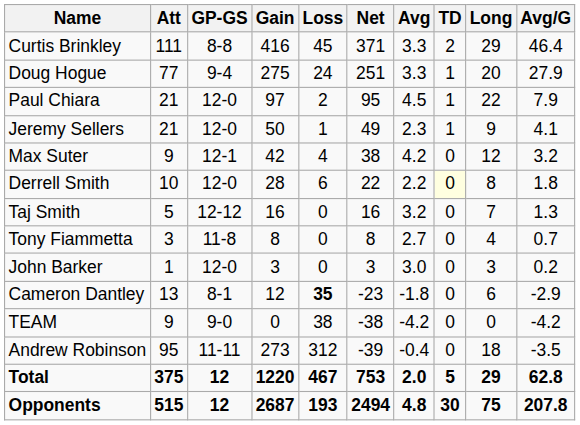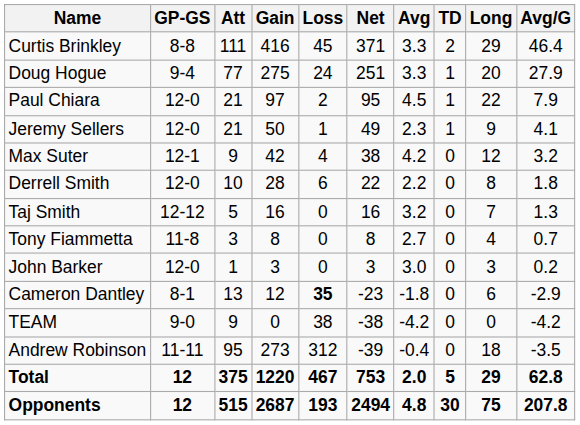columns swapped: (220, 18) <-> (169, 18)
(450, 184) lightyellow background -> (450, 184) no background
